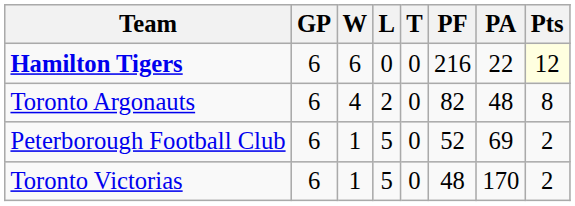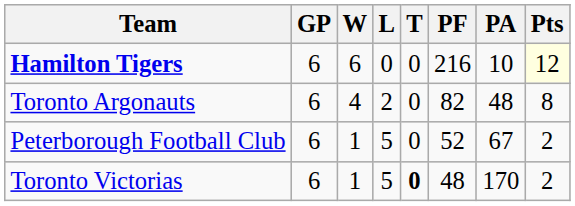(501, 63) 22 -> (501, 63) 10
(501, 141) 69 -> (501, 141) 67
(415, 180) normal -> (415, 180) bold
